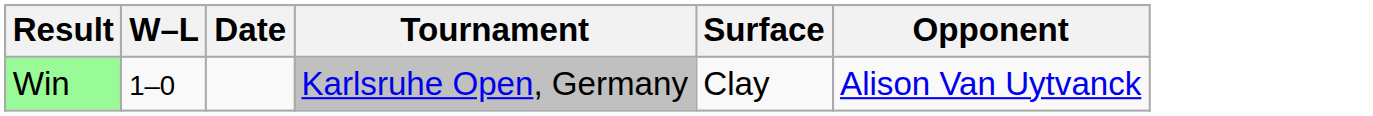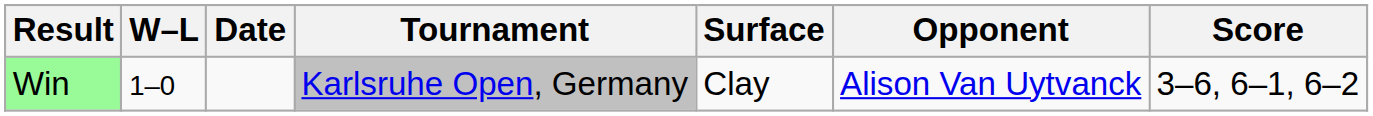+ column: (1258, 30)
